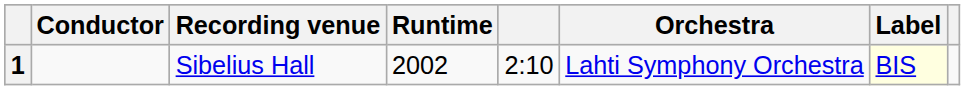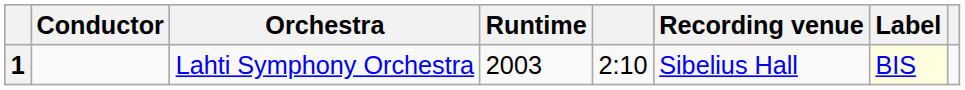columns swapped: (714, 25) <-> (278, 25)
(420, 65) 2002 -> (514, 65) 2003
